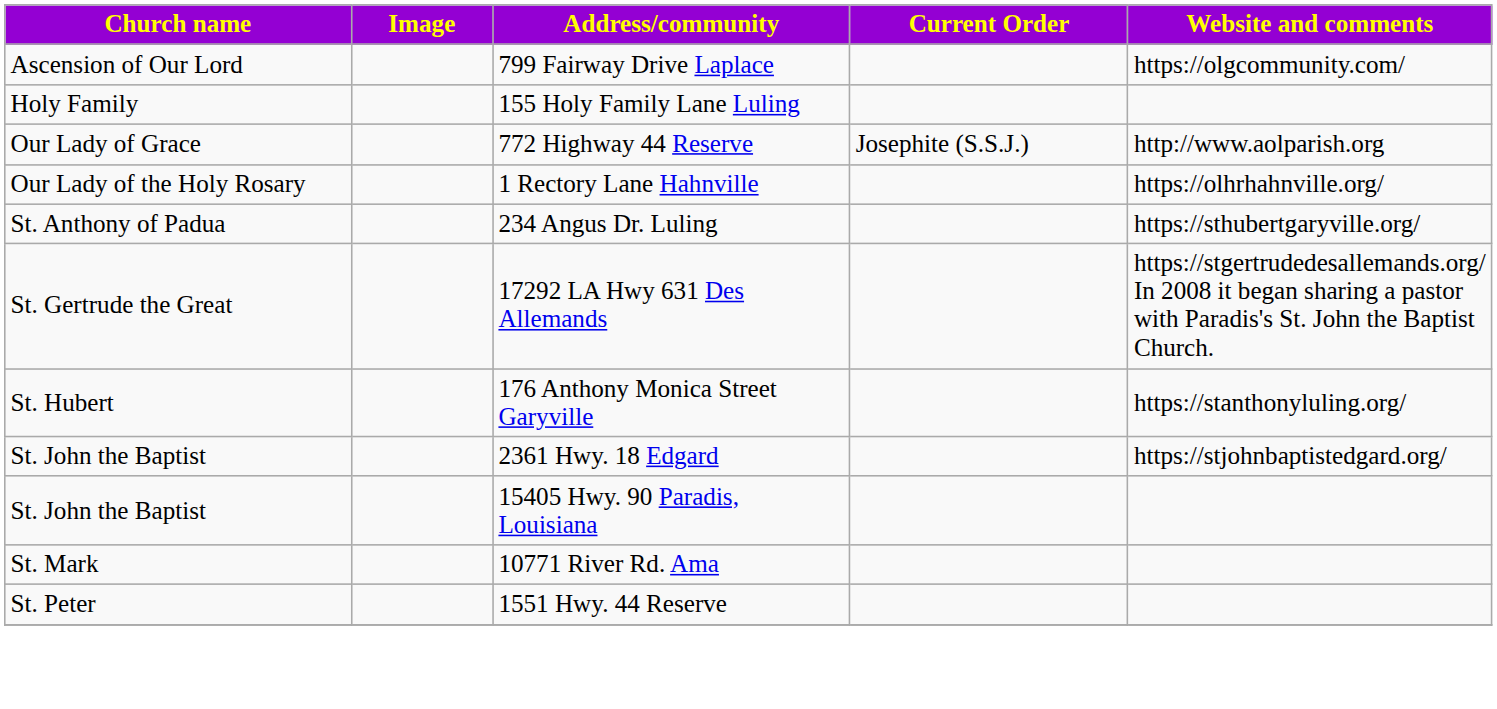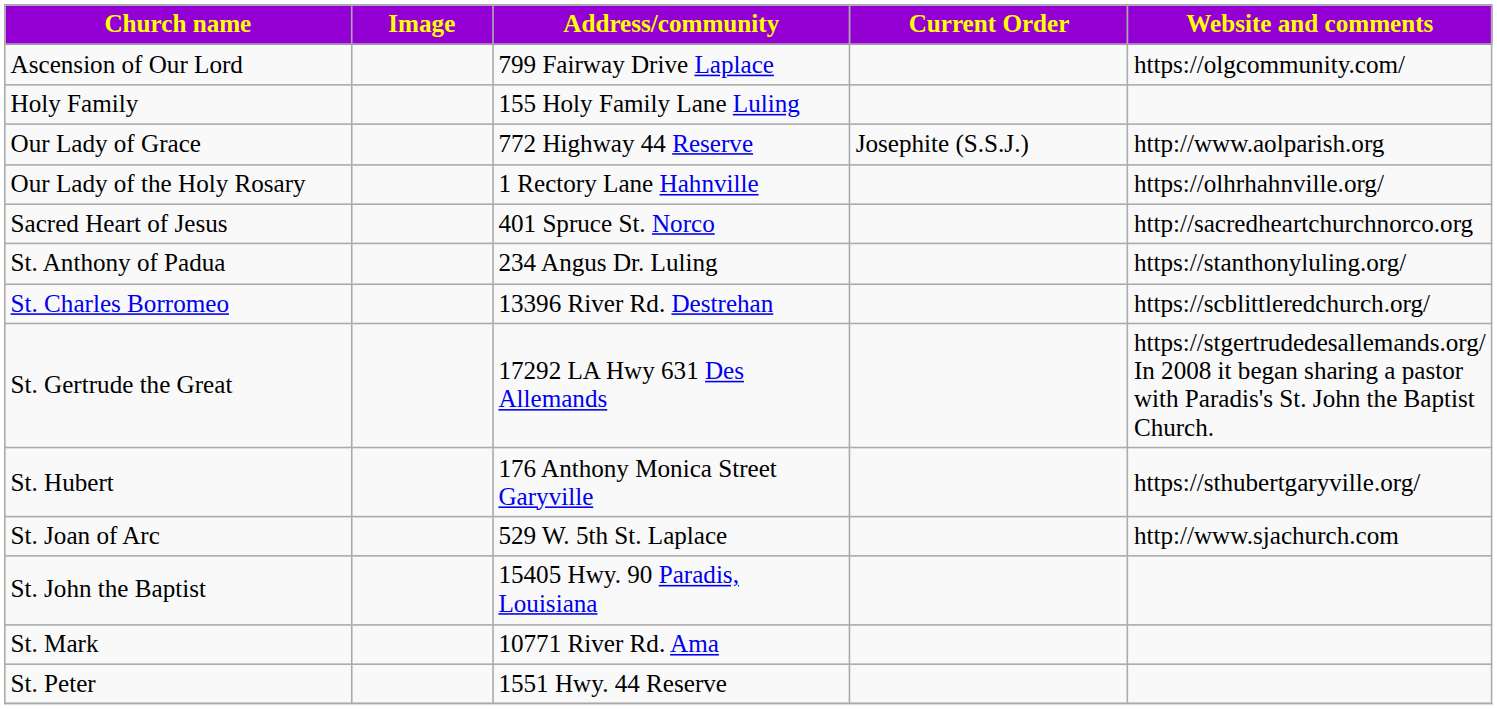+ row: (607, 223)
(1277, 223) https://sthubertgaryville.org/ -> (1270, 263) https://stanthonyluling.org/
+ row: (636, 303)
(1270, 402) https://stanthonyluling.org/ -> (1277, 481) https://sthubertgaryville.org/
+ row: (613, 535)
- row: (609, 456)
